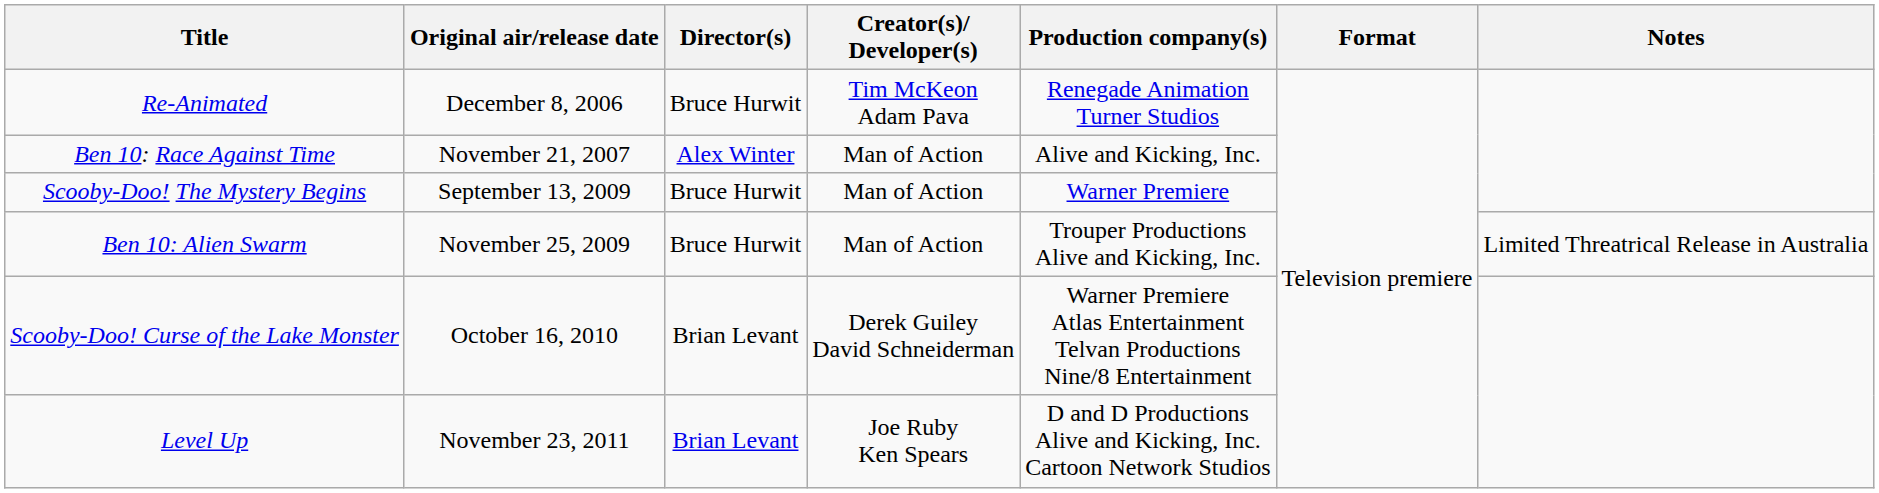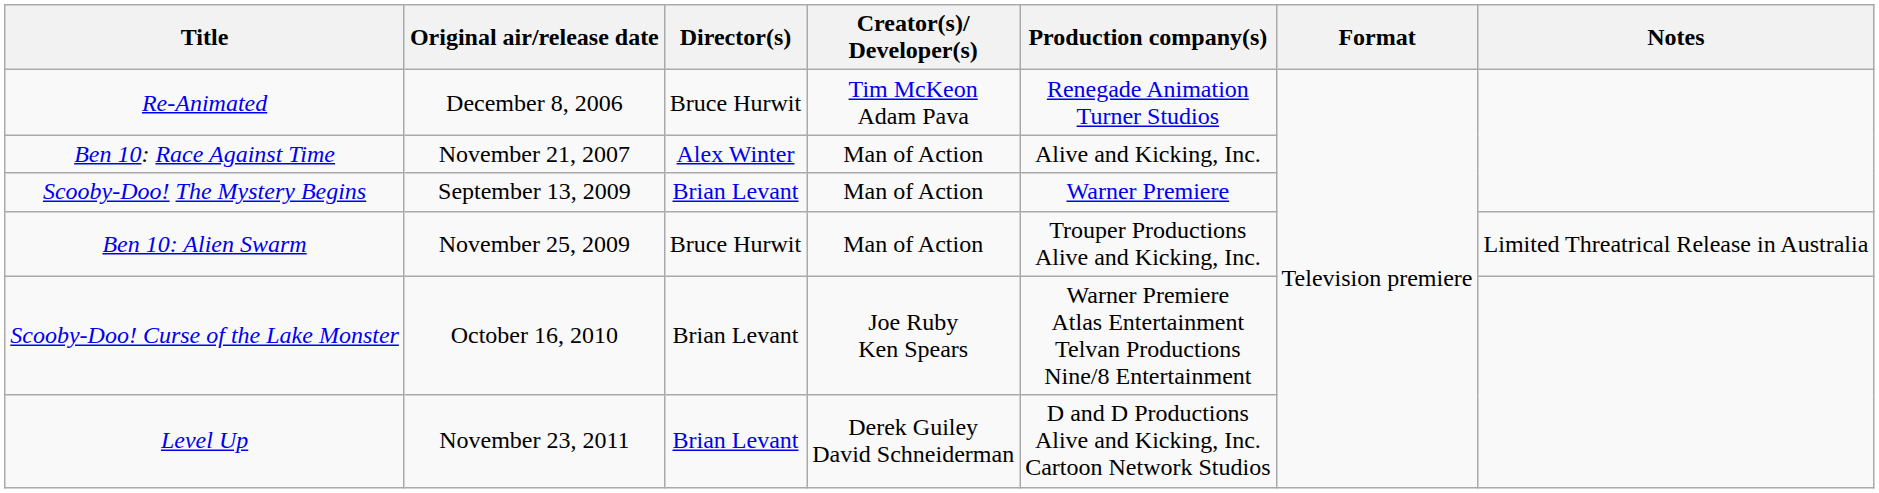(735, 191) Bruce Hurwit -> (735, 191) Brian Levant
(913, 335) Derek Guiley David Schneiderman -> (913, 335) Joe Ruby Ken Spears
(913, 440) Joe Ruby Ken Spears -> (913, 440) Derek Guiley David Schneiderman
